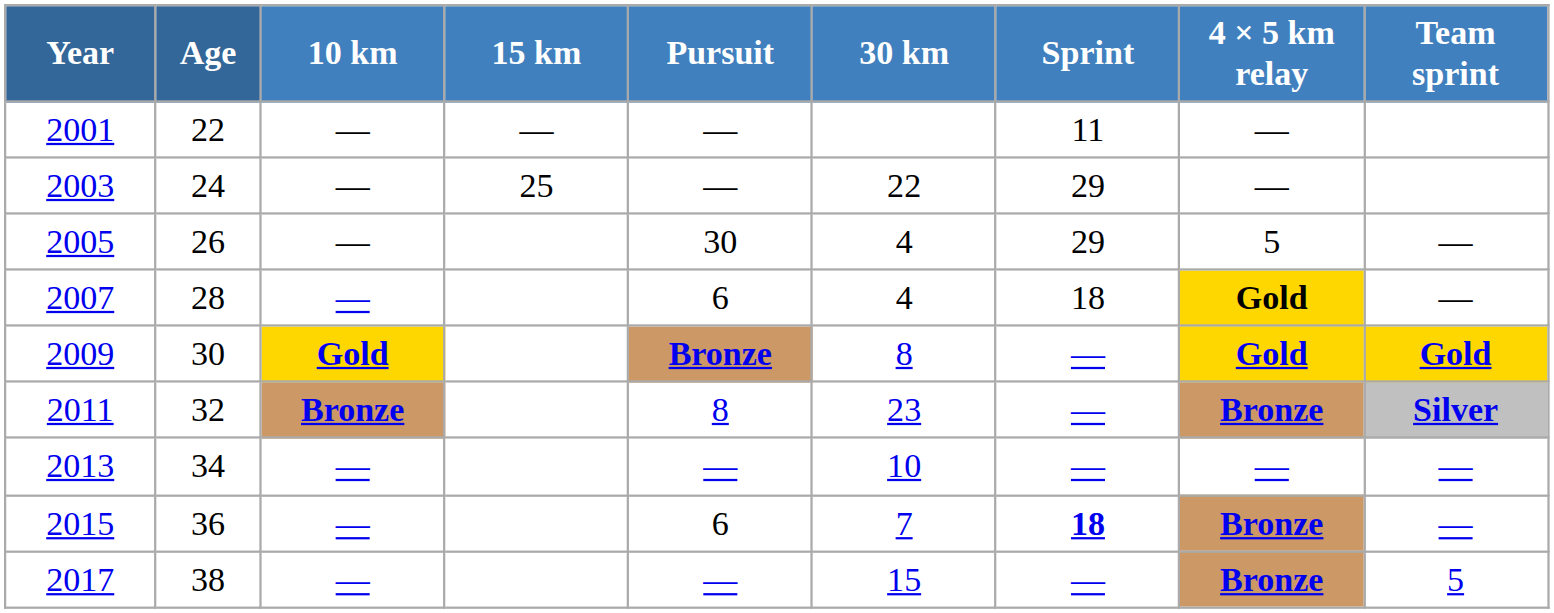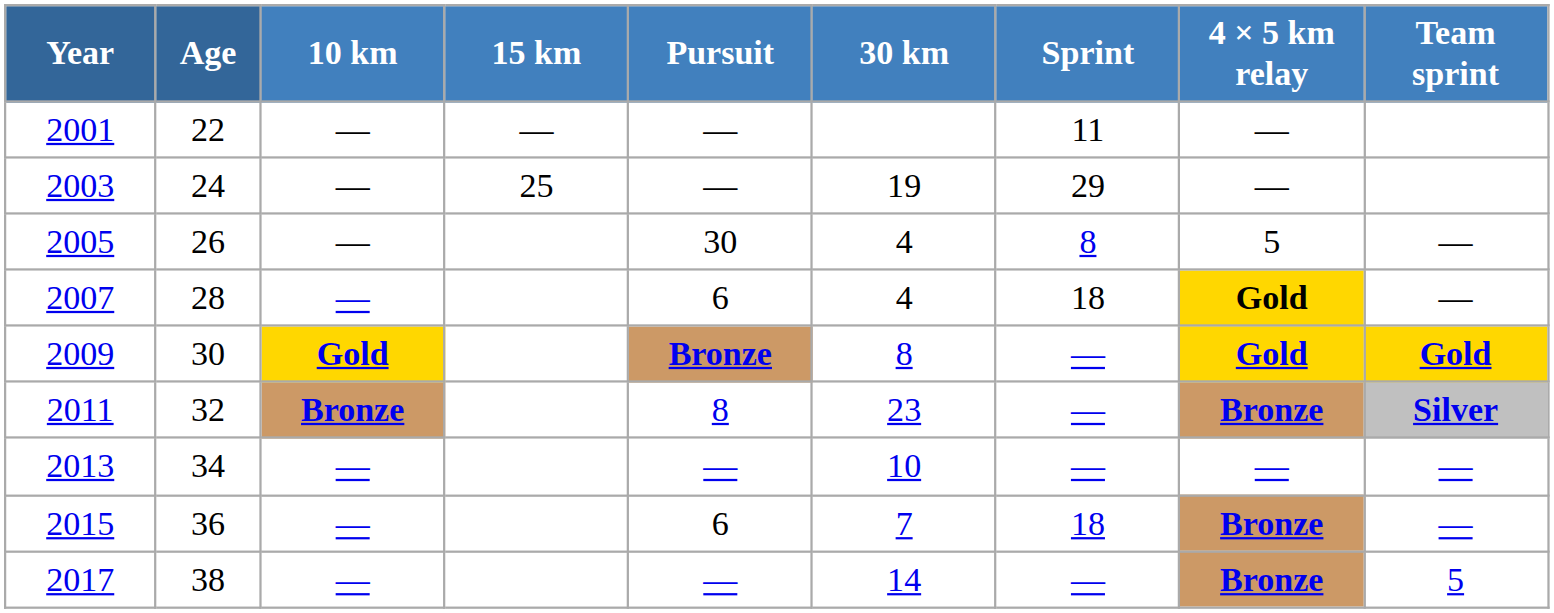(904, 185) 22 -> (904, 185) 19
(1088, 241) 29 -> (1088, 241) 8
(1088, 522) bold -> (1088, 522) normal
(904, 578) 15 -> (904, 578) 14
